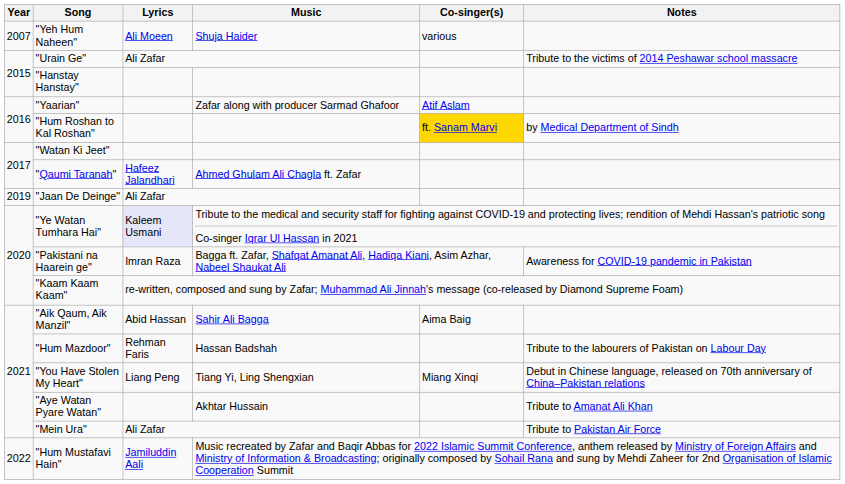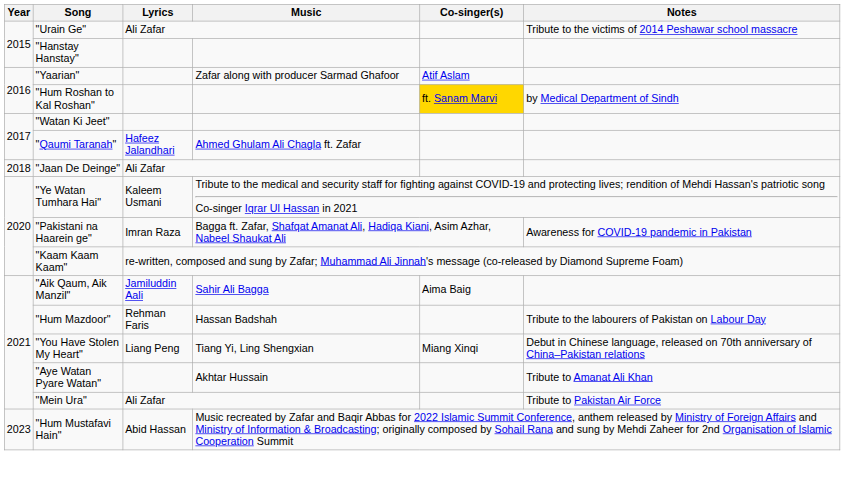- row: (59, 36)
(19, 197) 2019 -> (19, 168) 2018
(143, 226) lavender background -> (143, 197) no background
(156, 319) Abid Hassan -> (151, 290) Jamiluddin Aali
(19, 458) 2022 -> (19, 429) 2023
(151, 458) Jamiluddin Aali -> (156, 429) Abid Hassan
